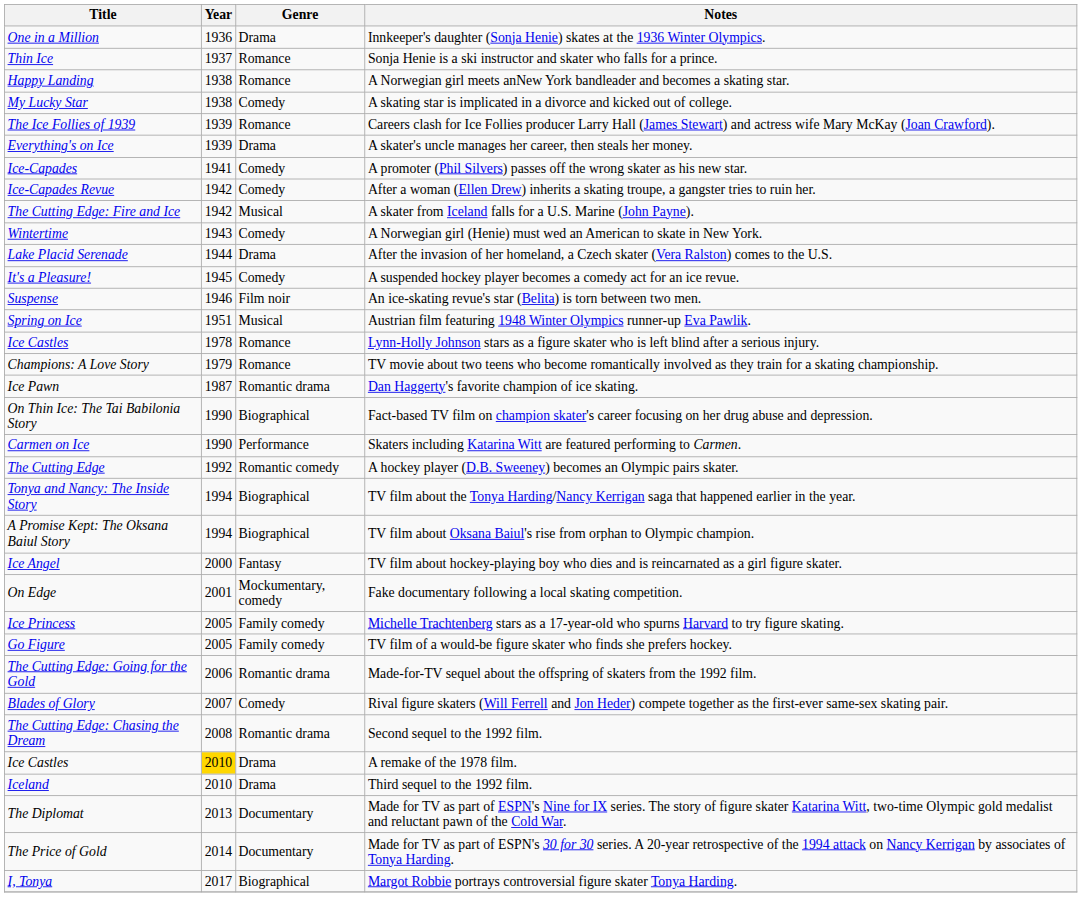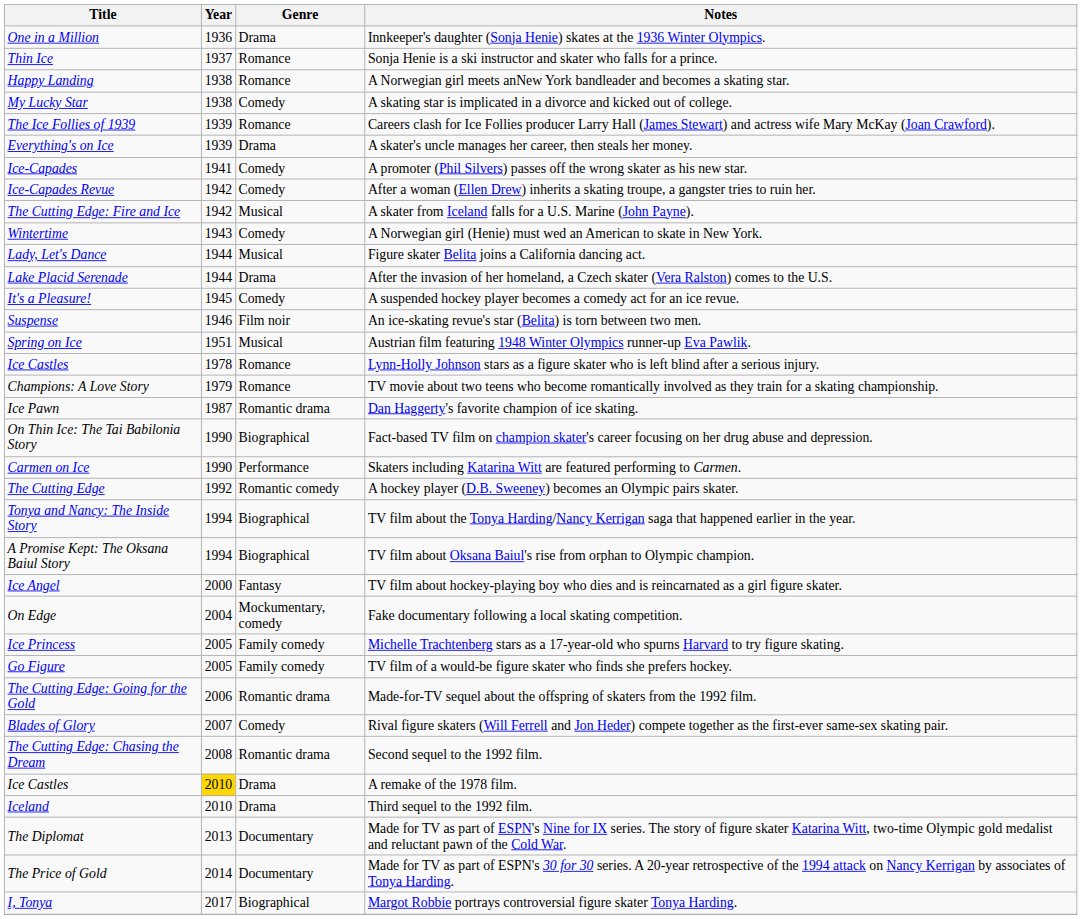+ row: (507, 255)
(218, 593) 2001 -> (218, 615) 2004
